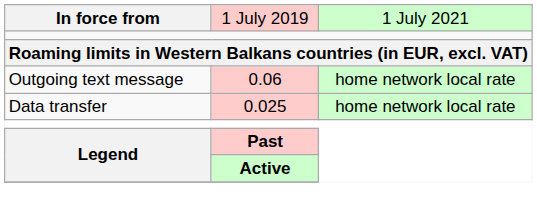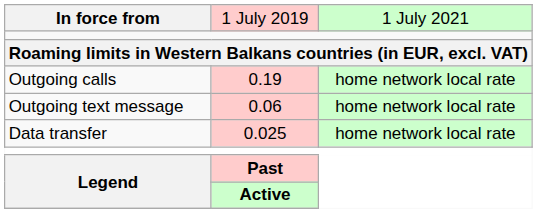+ row: (62, 79)
